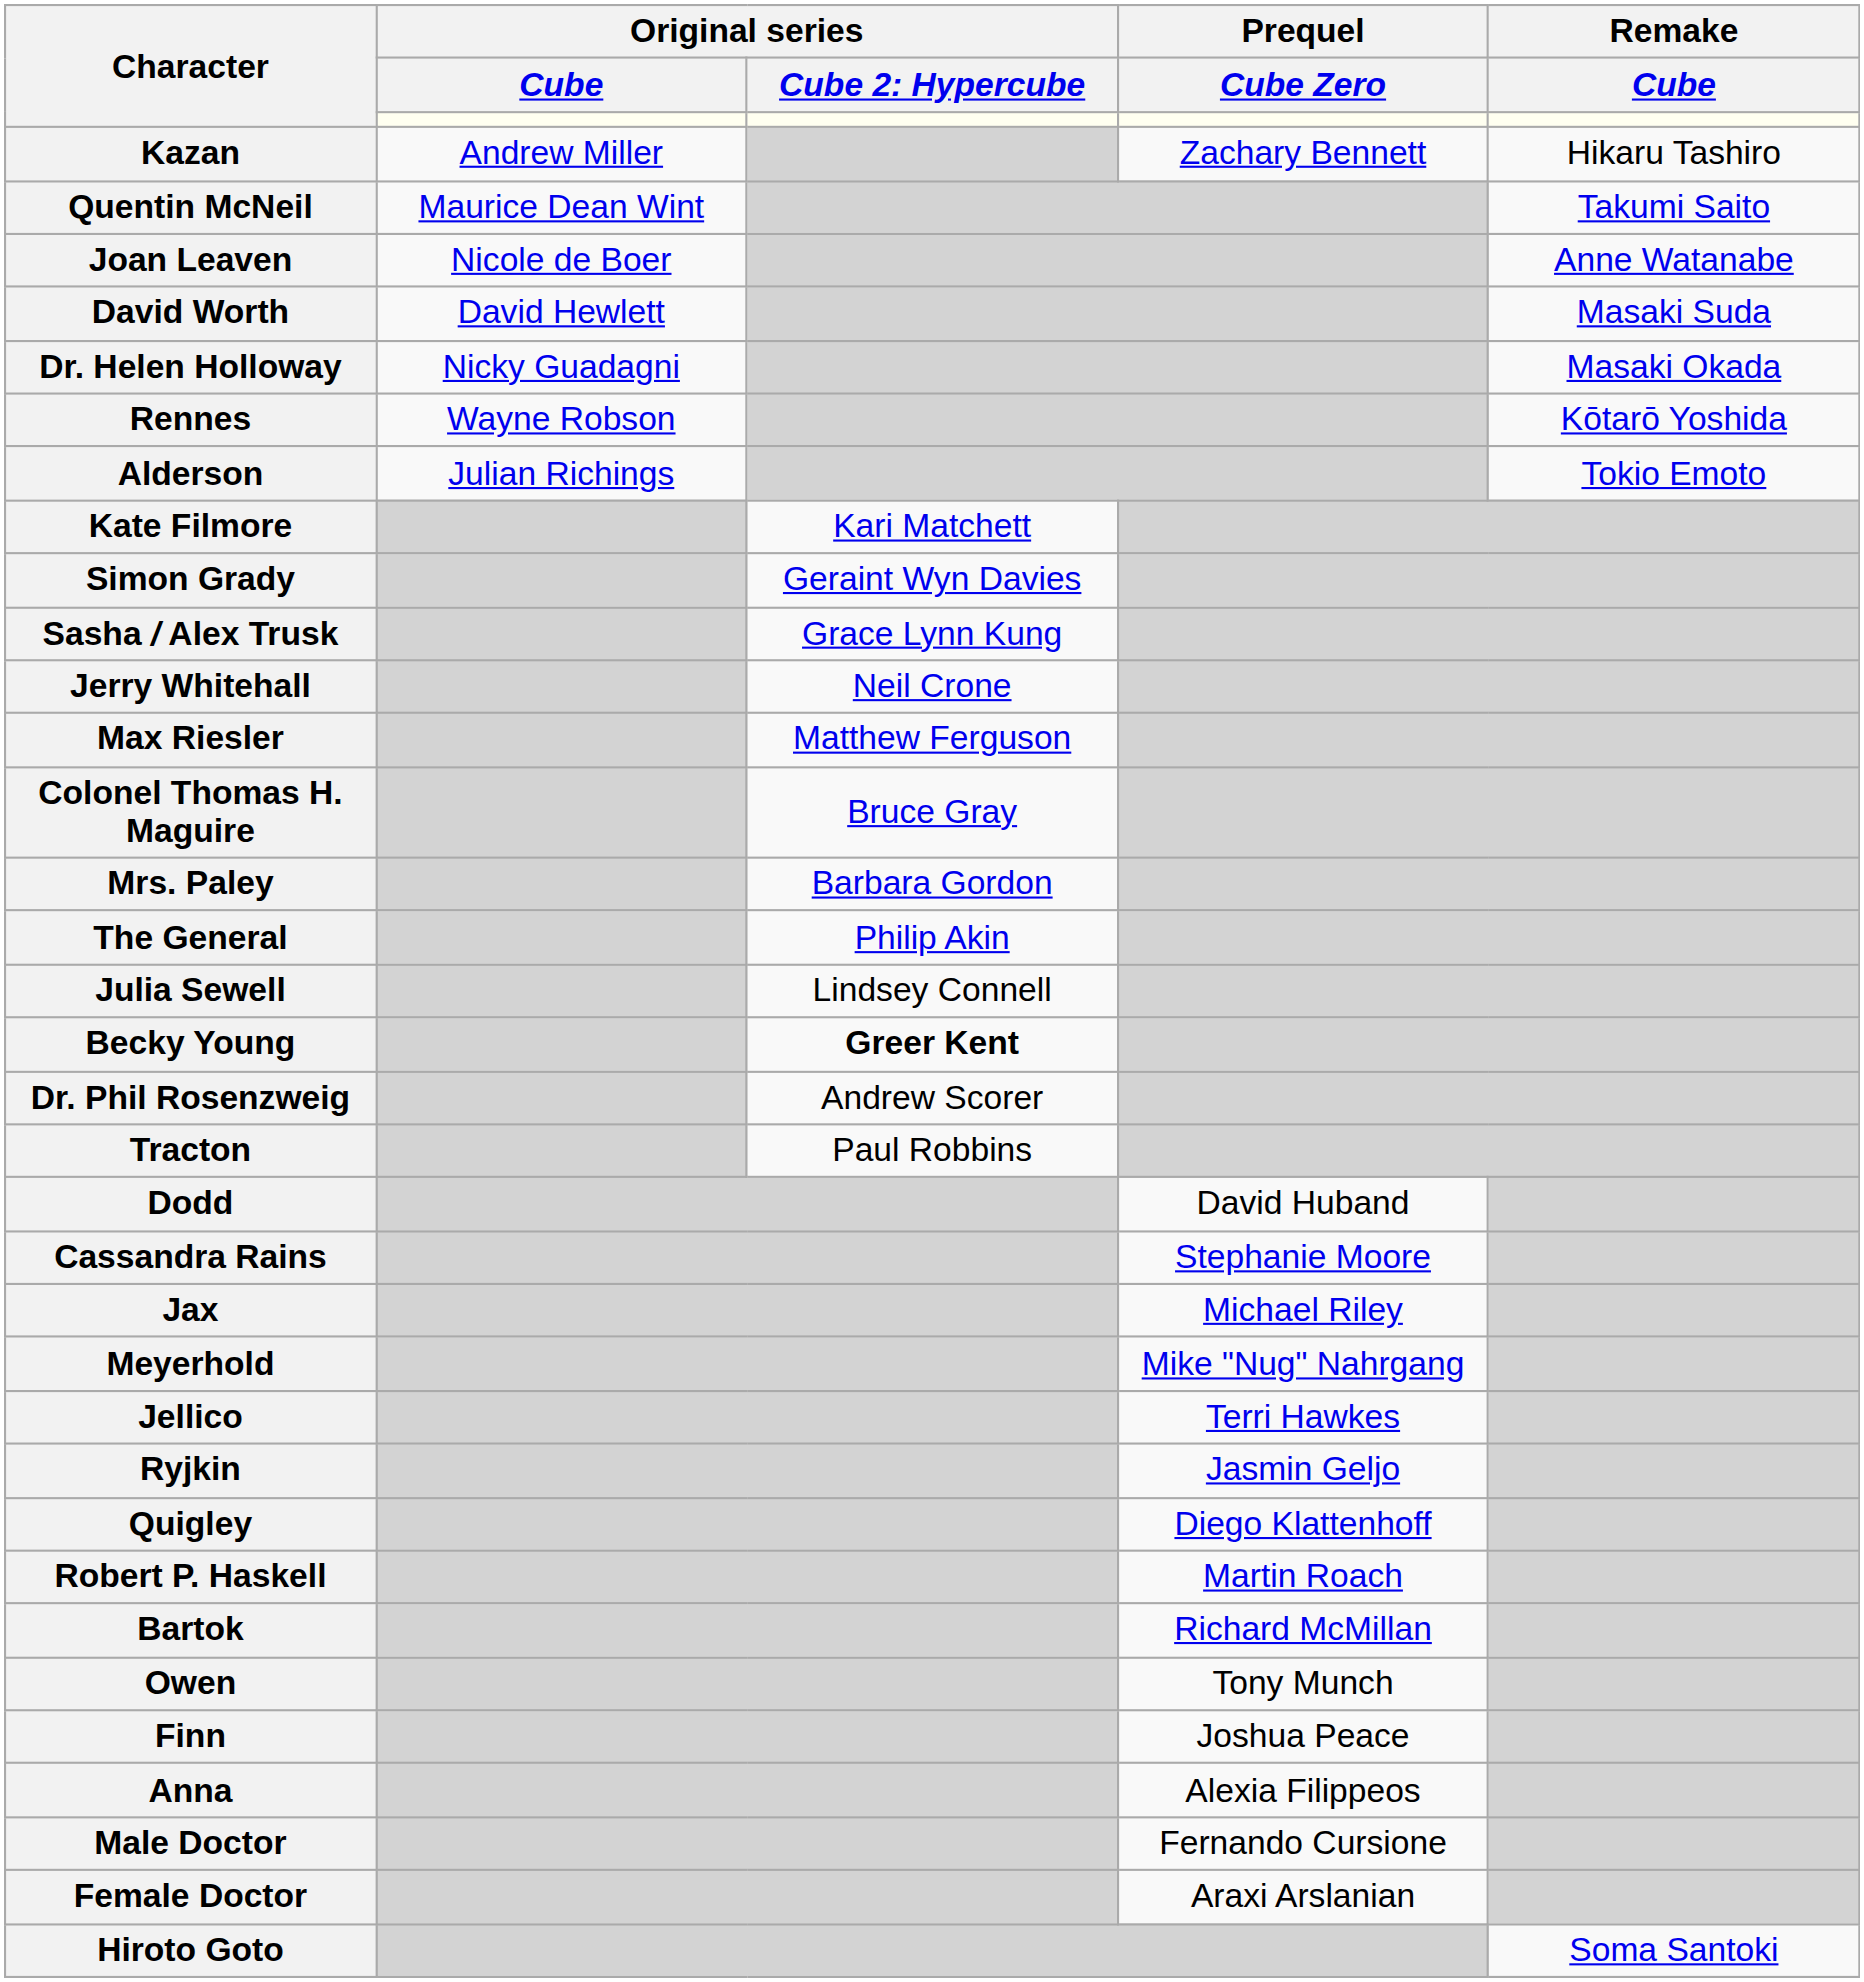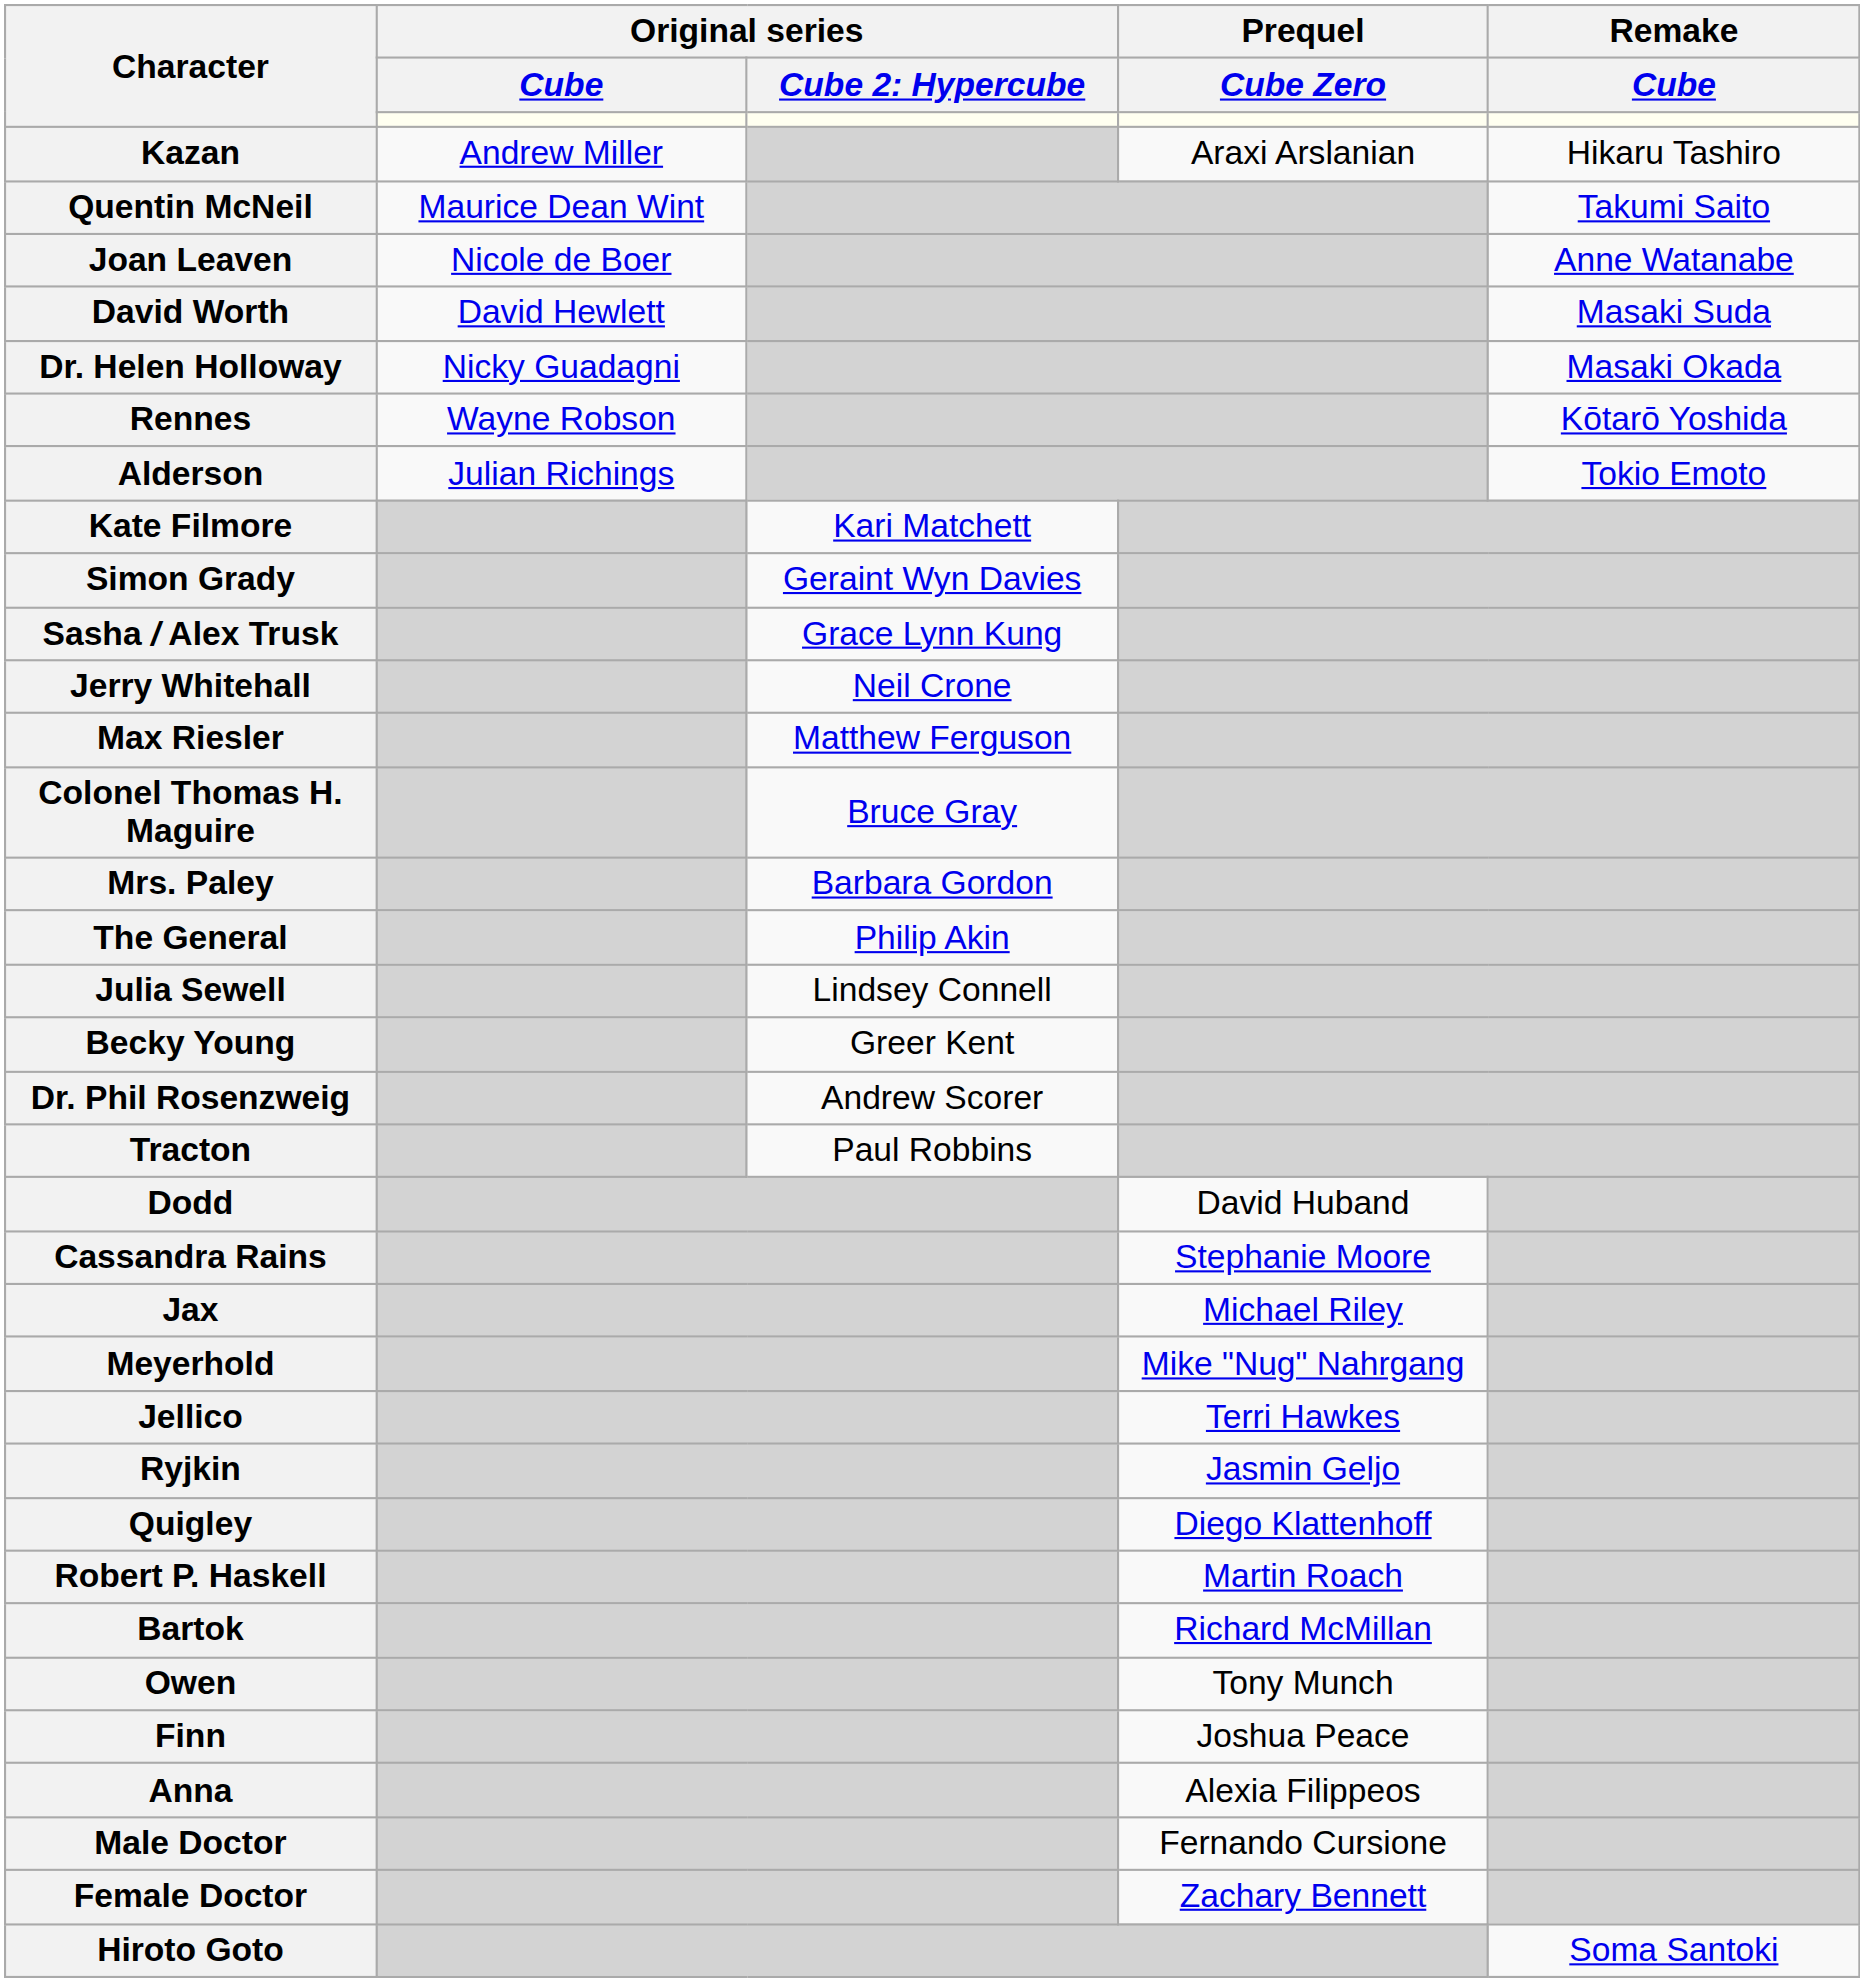(1303, 153) Zachary Bennett -> (1303, 153) Araxi Arslanian
(932, 1043) bold -> (932, 1043) normal
(1303, 1896) Araxi Arslanian -> (1303, 1896) Zachary Bennett
